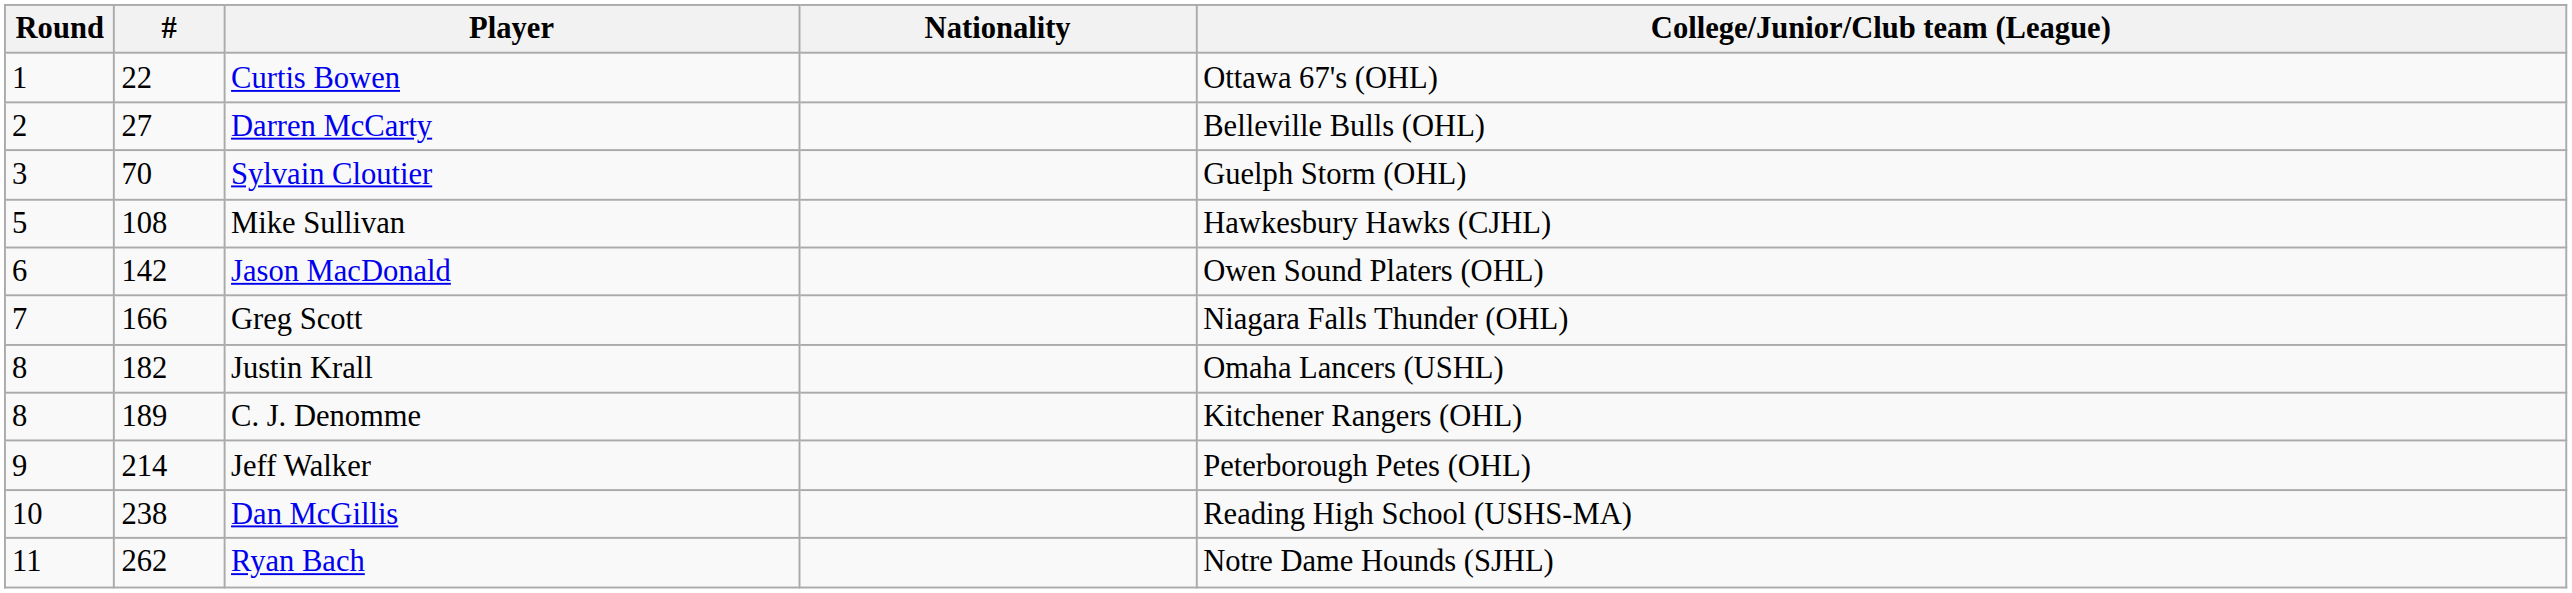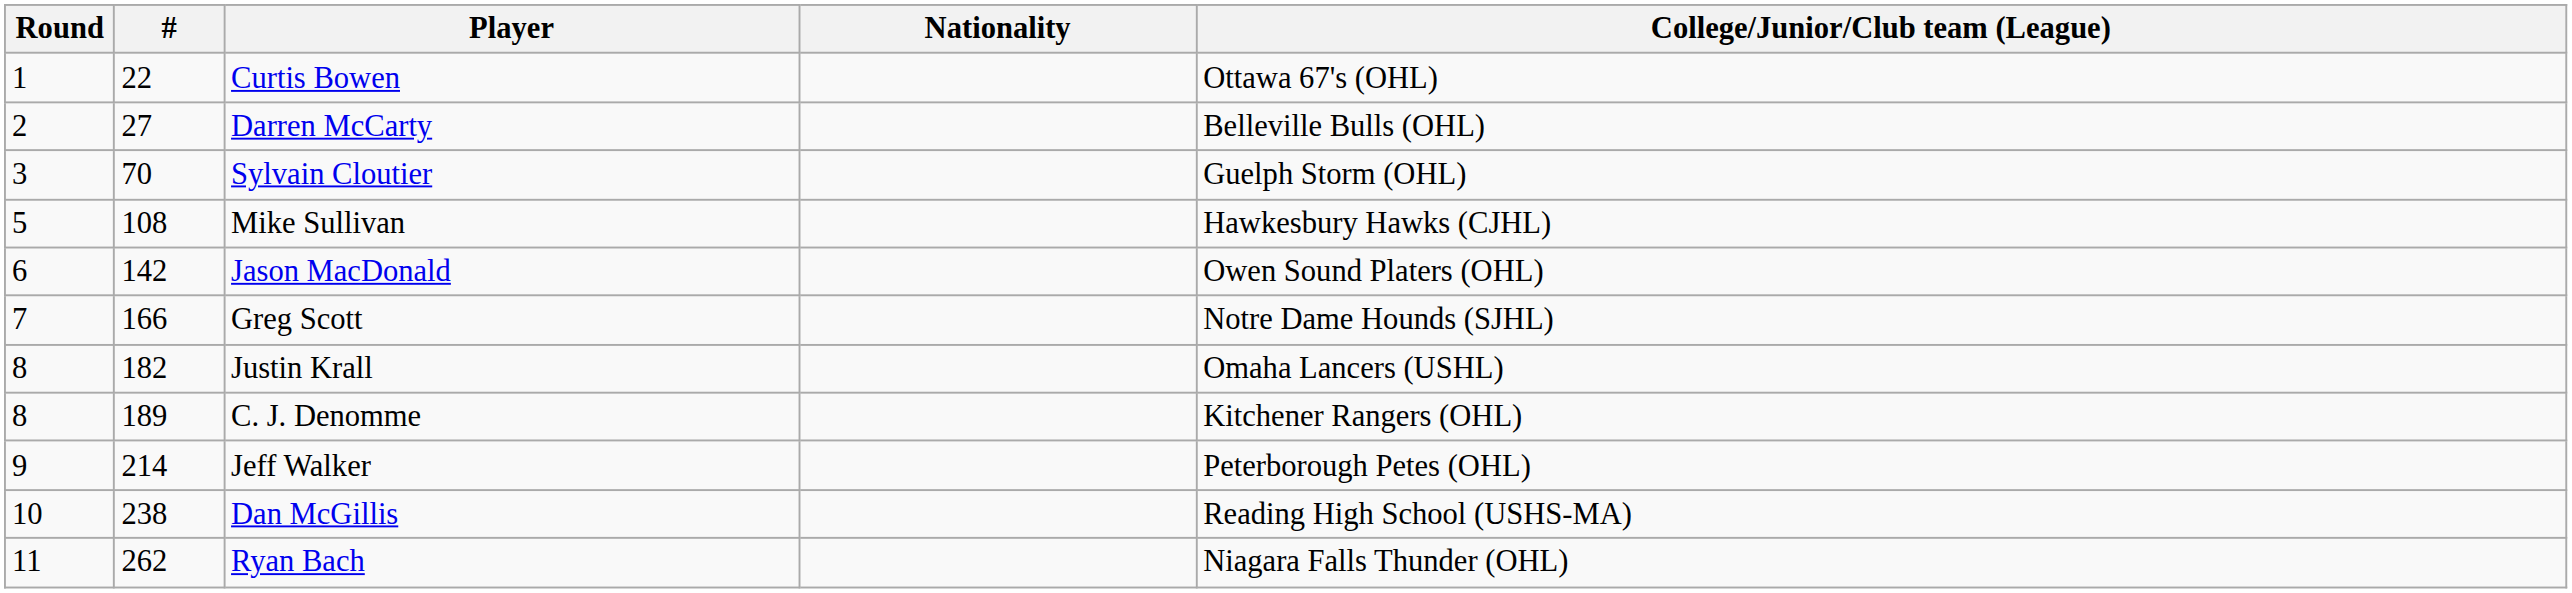(1386, 319) Niagara Falls Thunder (OHL) -> (1378, 319) Notre Dame Hounds (SJHL)
(1378, 561) Notre Dame Hounds (SJHL) -> (1386, 561) Niagara Falls Thunder (OHL)
